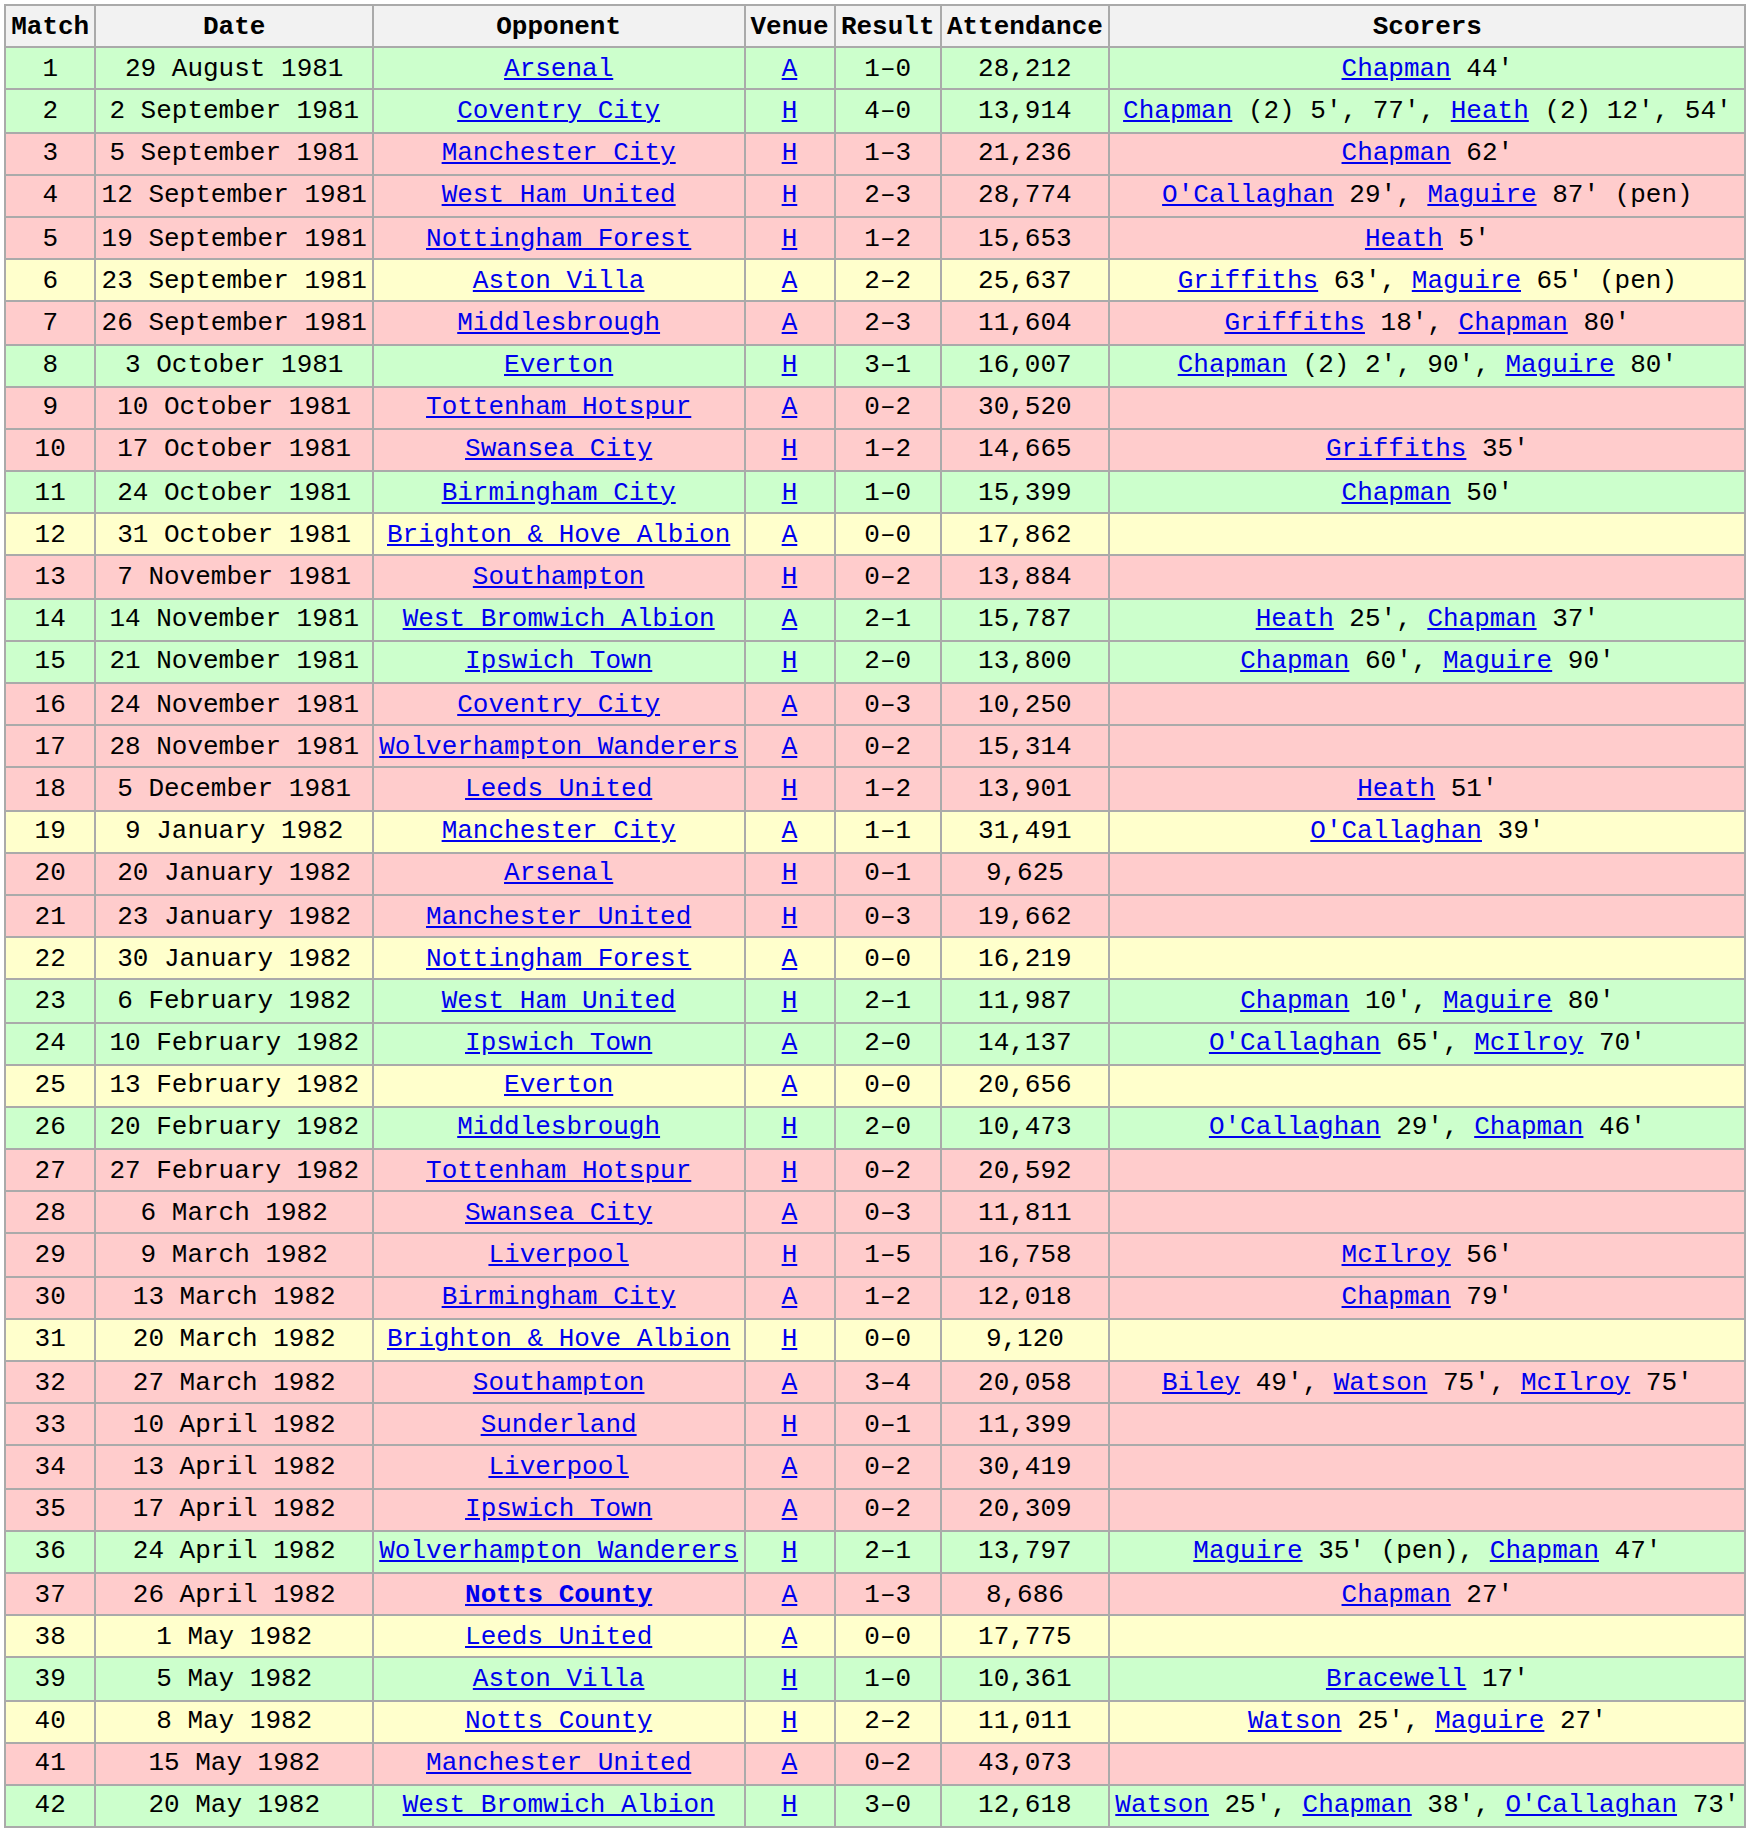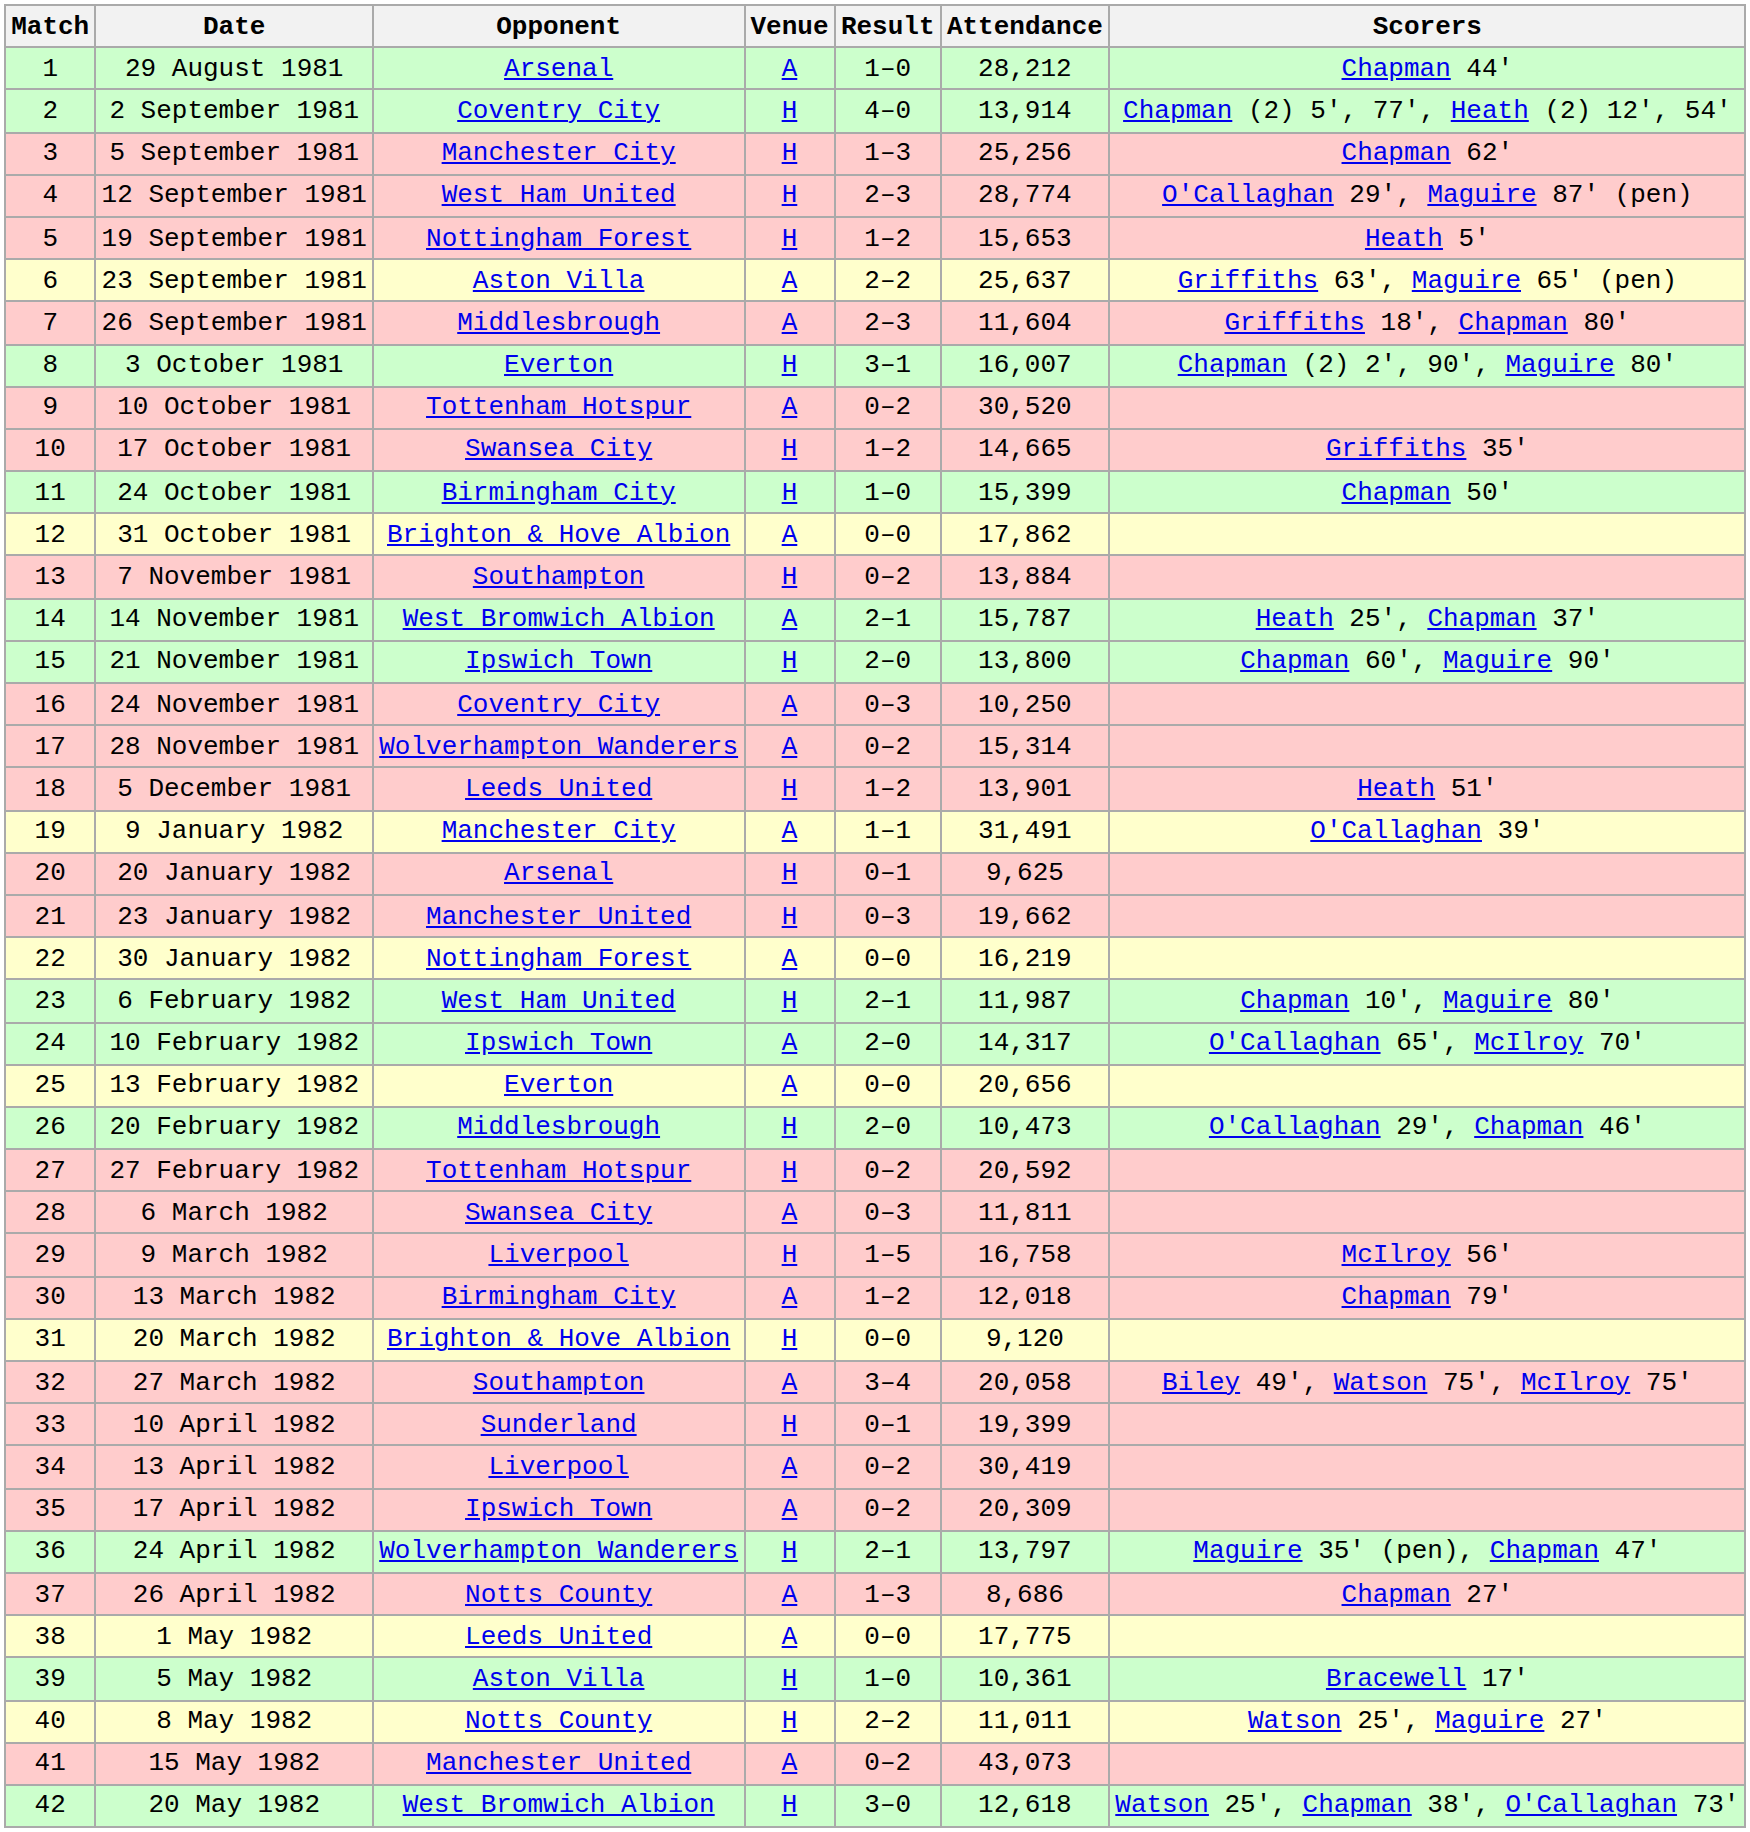(1025, 153) 21,236 -> (1025, 153) 25,256
(1025, 1043) 14,137 -> (1025, 1043) 14,317
(1025, 1425) 11,399 -> (1025, 1425) 19,399
(559, 1594) bold -> (559, 1594) normal
